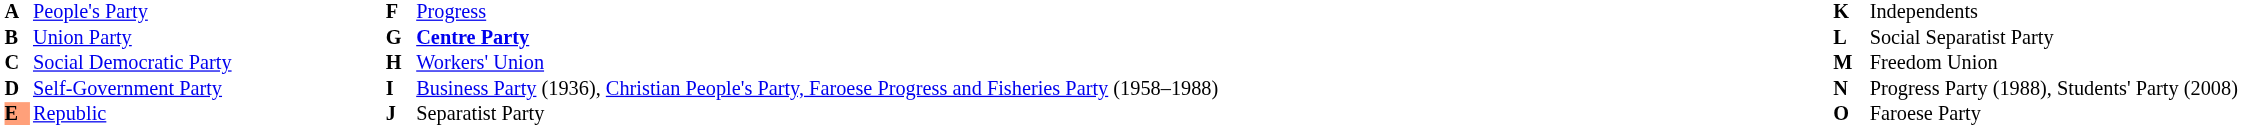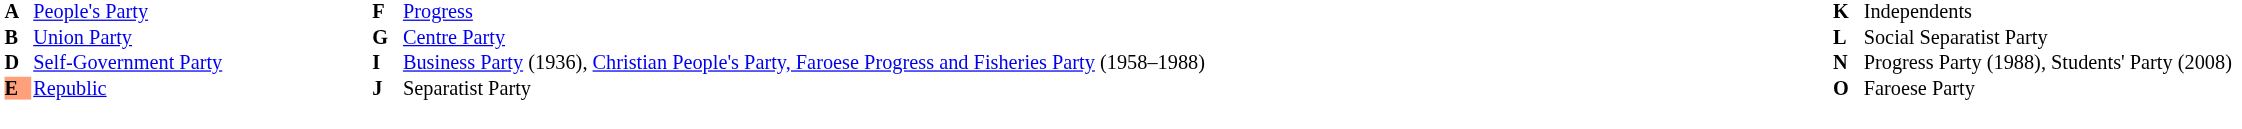(473, 37) bold -> (454, 37) normal
- row: (132, 62)
